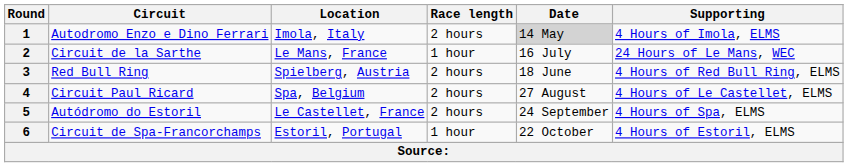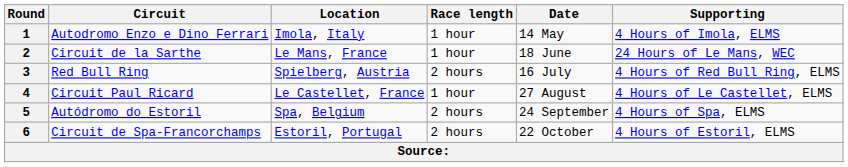(457, 34) 2 hours -> (453, 34) 1 hour
(541, 34) lightgrey background -> (541, 34) no background
(545, 54) 16 July -> (545, 54) 18 June
(545, 73) 18 June -> (545, 73) 16 July
(319, 93) Spa, Belgium -> (349, 93) Le Castellet, France
(457, 93) 2 hours -> (453, 93) 1 hour
(349, 113) Le Castellet, France -> (319, 113) Spa, Belgium
(453, 132) 1 hour -> (457, 132) 2 hours
